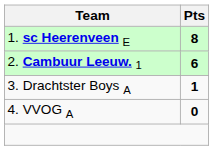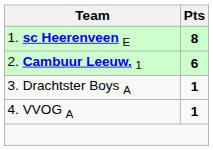(194, 111) 0 -> (194, 111) 1
